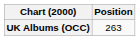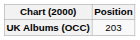(113, 27) 263 -> (113, 27) 203
